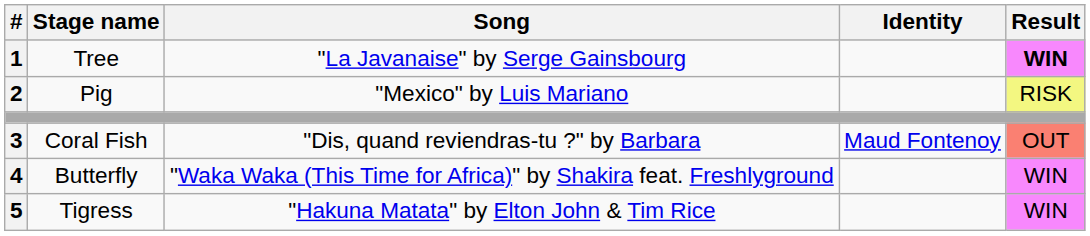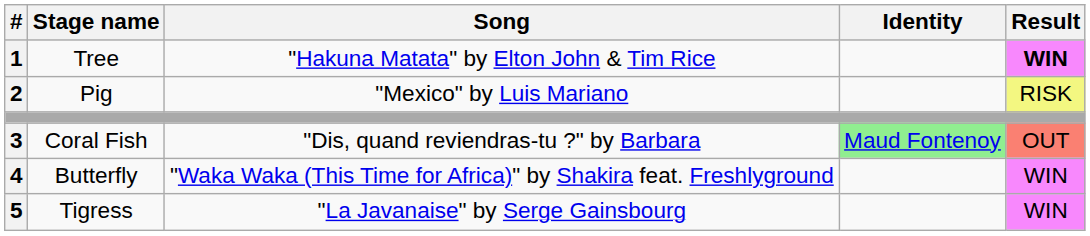(502, 58) "La Javanaise" by Serge Gainsbourg -> (502, 58) "Hakuna Matata" by Elton John & Tim Rice
(923, 140) no background -> (923, 140) lightgreen background
(502, 211) "Hakuna Matata" by Elton John & Tim Rice -> (502, 211) "La Javanaise" by Serge Gainsbourg
